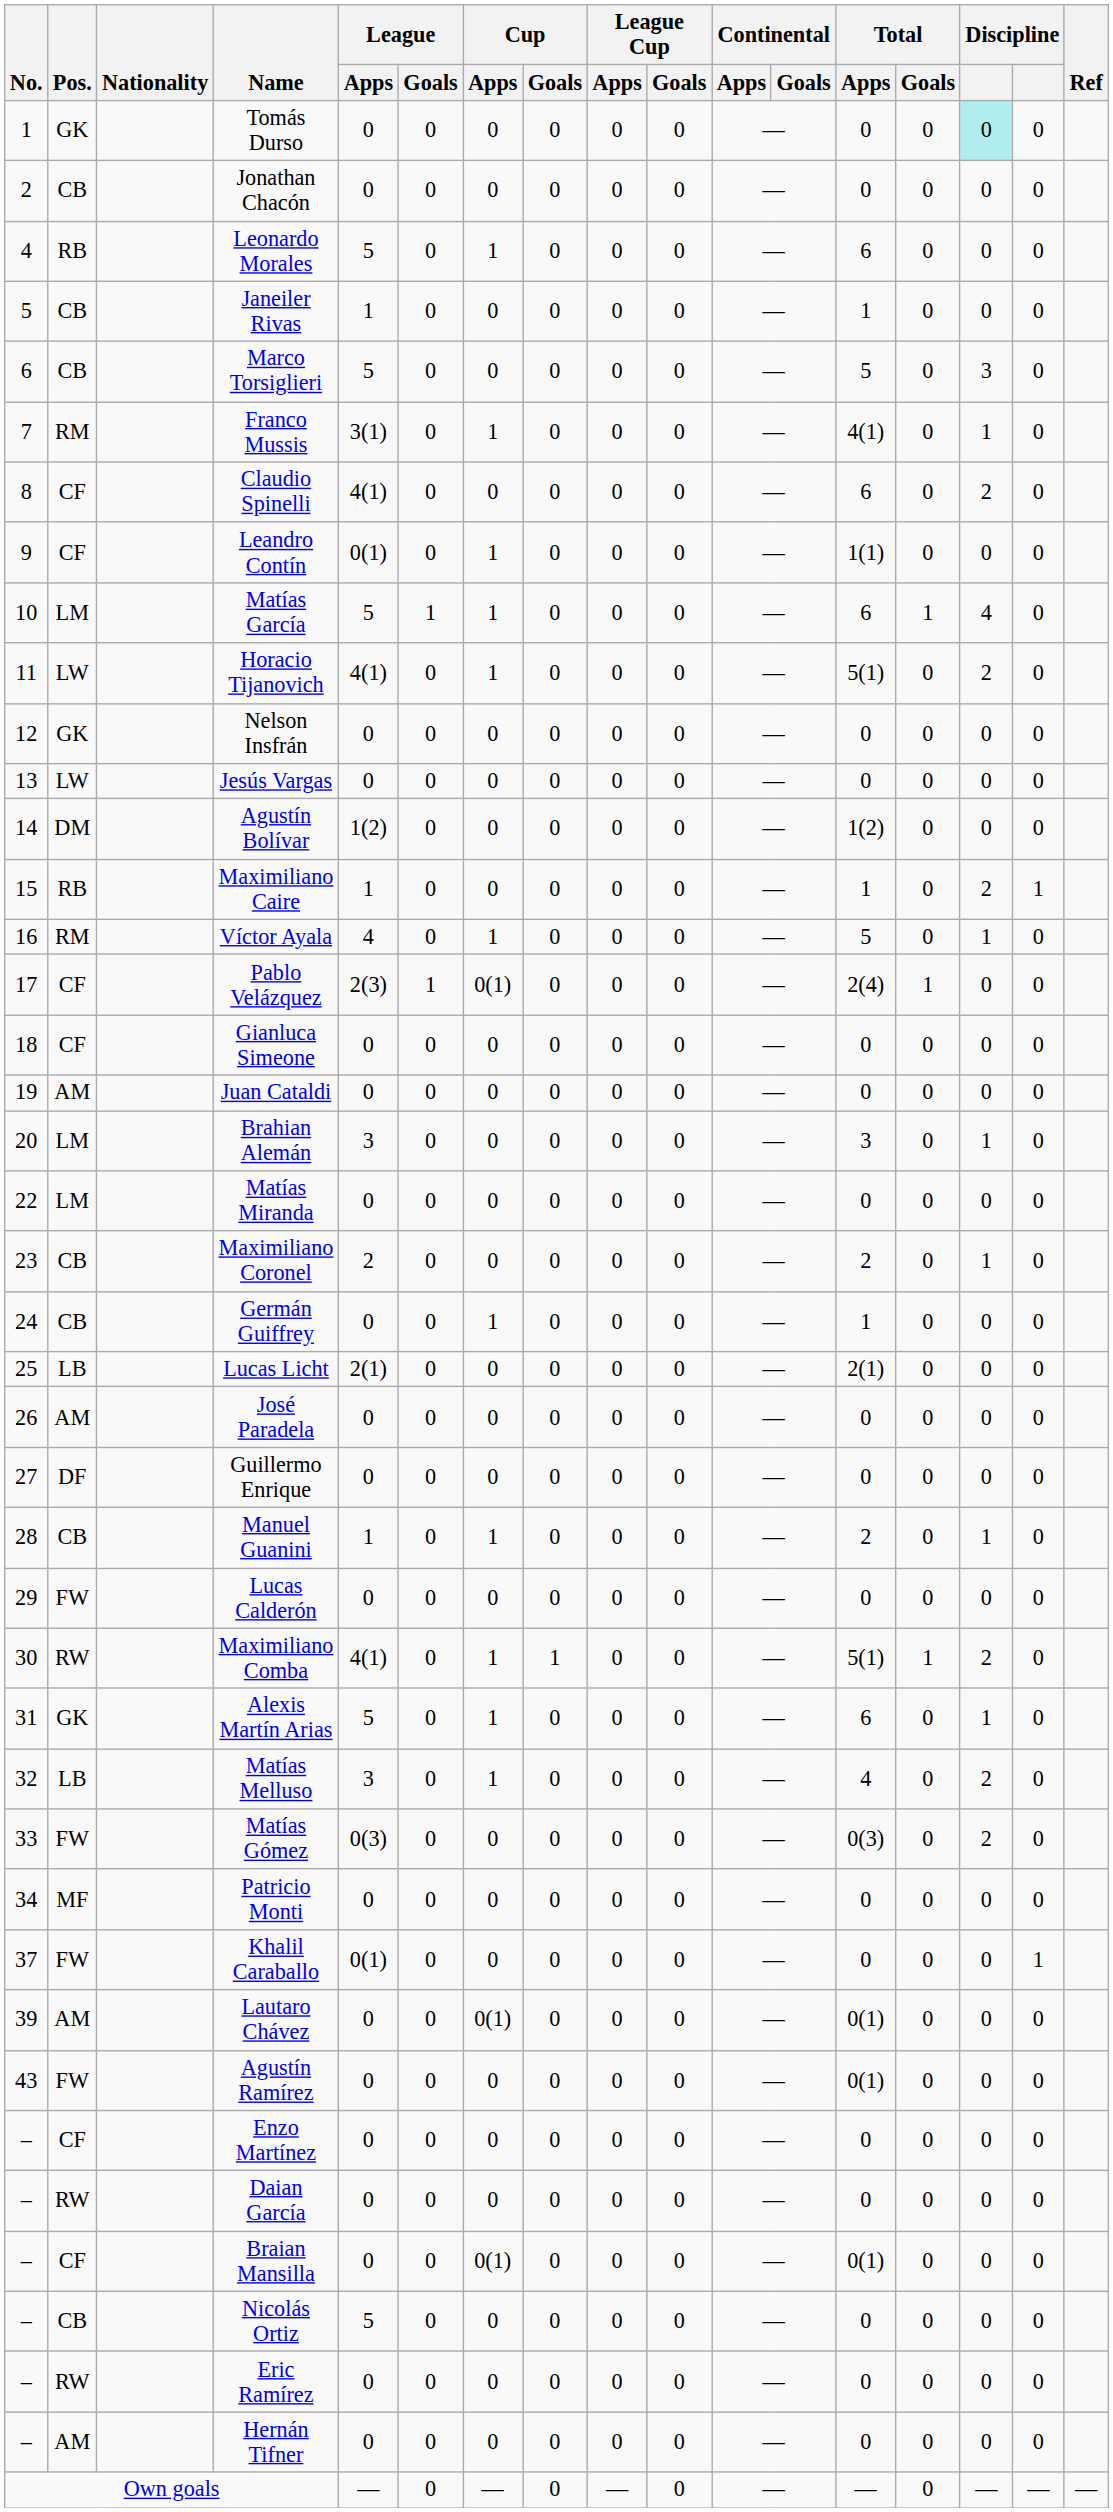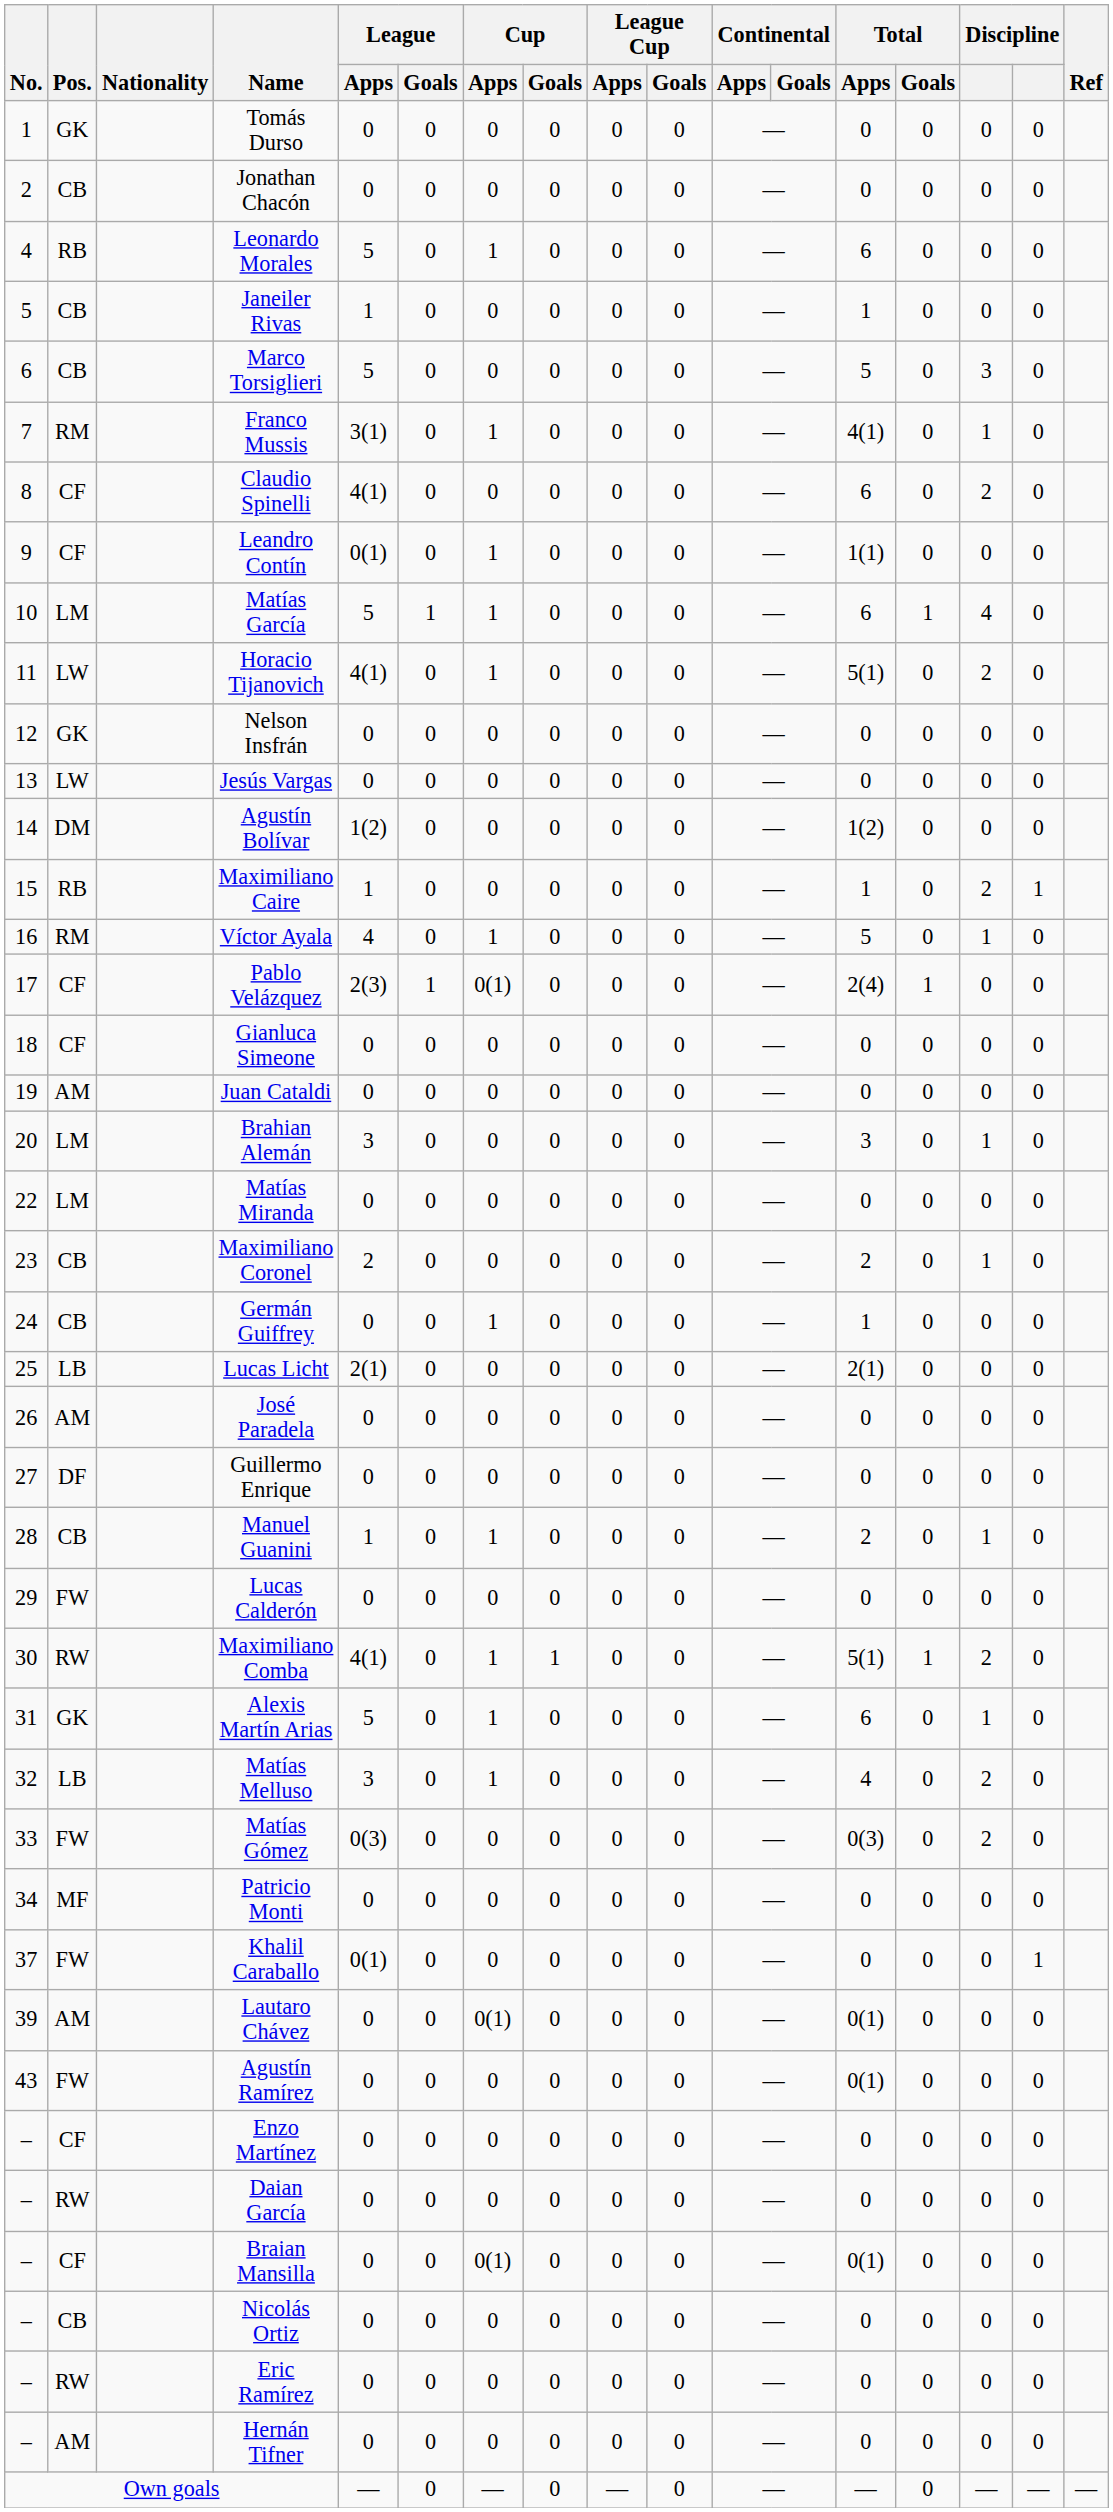(986, 130) paleturquoise background -> (986, 130) no background
(368, 2321) 5 -> (368, 2321) 0
